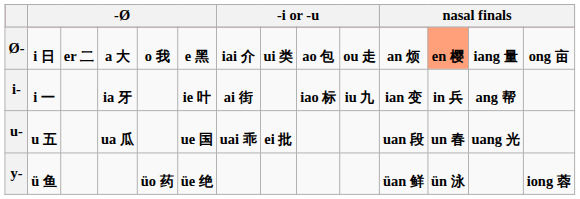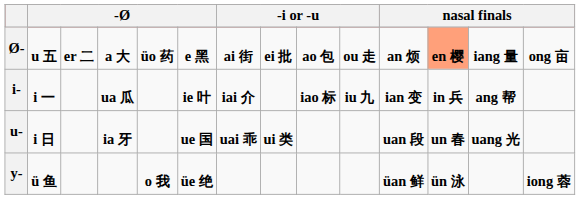(44, 55) i 日 -> (44, 55) u 五
(157, 55) o 我 -> (157, 55) üo 药
(238, 55) iai 介 -> (238, 55) ai 街
(279, 55) ui 类 -> (279, 55) ei 批
(118, 97) ia 牙 -> (118, 97) ua 瓜
(238, 97) ai 街 -> (238, 97) iai 介
(44, 139) u 五 -> (44, 139) i 日
(118, 139) ua 瓜 -> (118, 139) ia 牙
(279, 139) ei 批 -> (279, 139) ui 类
(157, 181) üo 药 -> (157, 181) o 我
